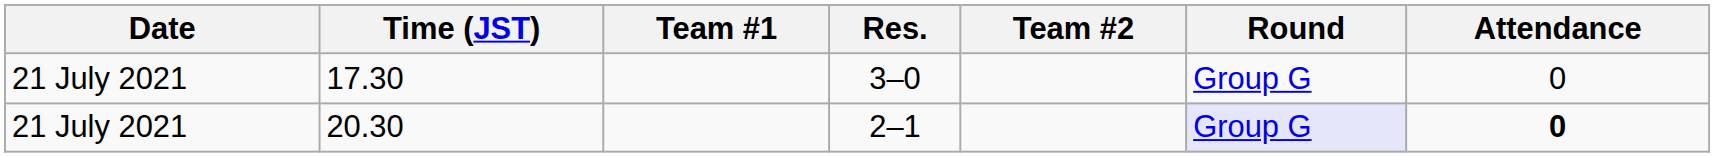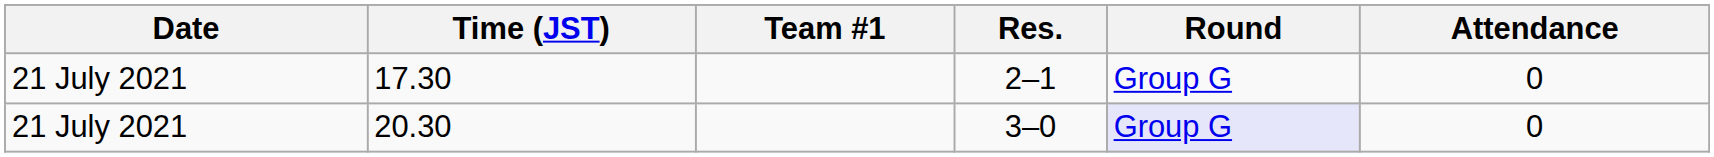- column: (1074, 28)
(895, 77) 3–0 -> (1031, 77) 2–1
(895, 126) 2–1 -> (1031, 126) 3–0
(1558, 126) bold -> (1535, 126) normal
